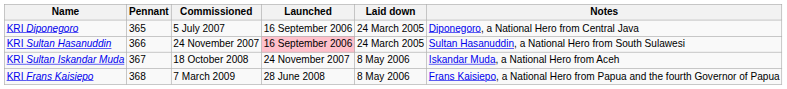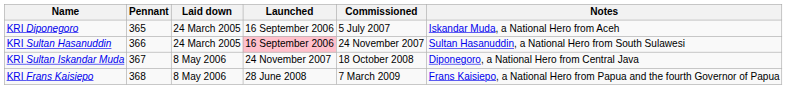columns swapped: (391, 12) <-> (216, 12)
(534, 28) Diponegoro, a National Hero from Central Java -> (524, 28) Iskandar Muda, a National Hero from Aceh
(524, 60) Iskandar Muda, a National Hero from Aceh -> (534, 60) Diponegoro, a National Hero from Central Java
